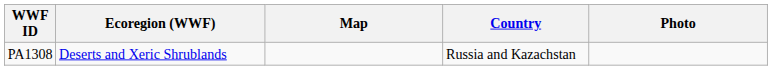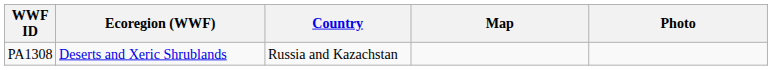columns swapped: (516, 23) <-> (354, 23)
